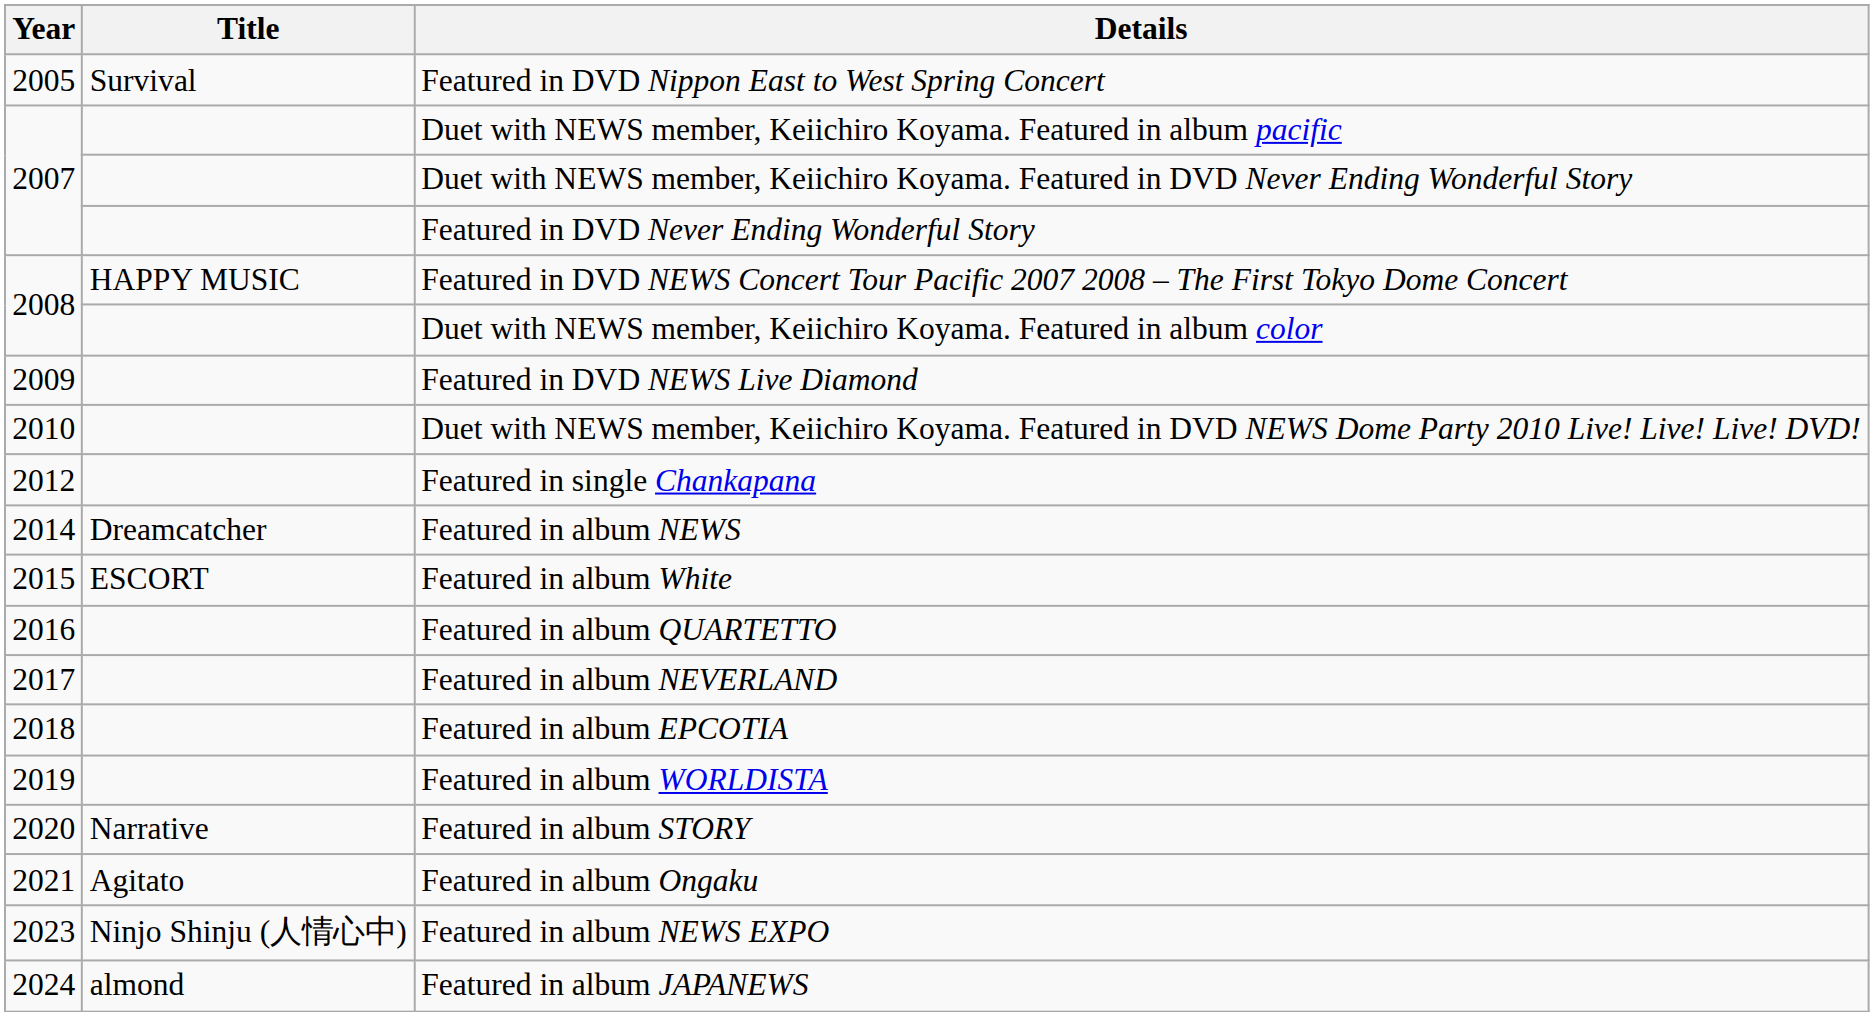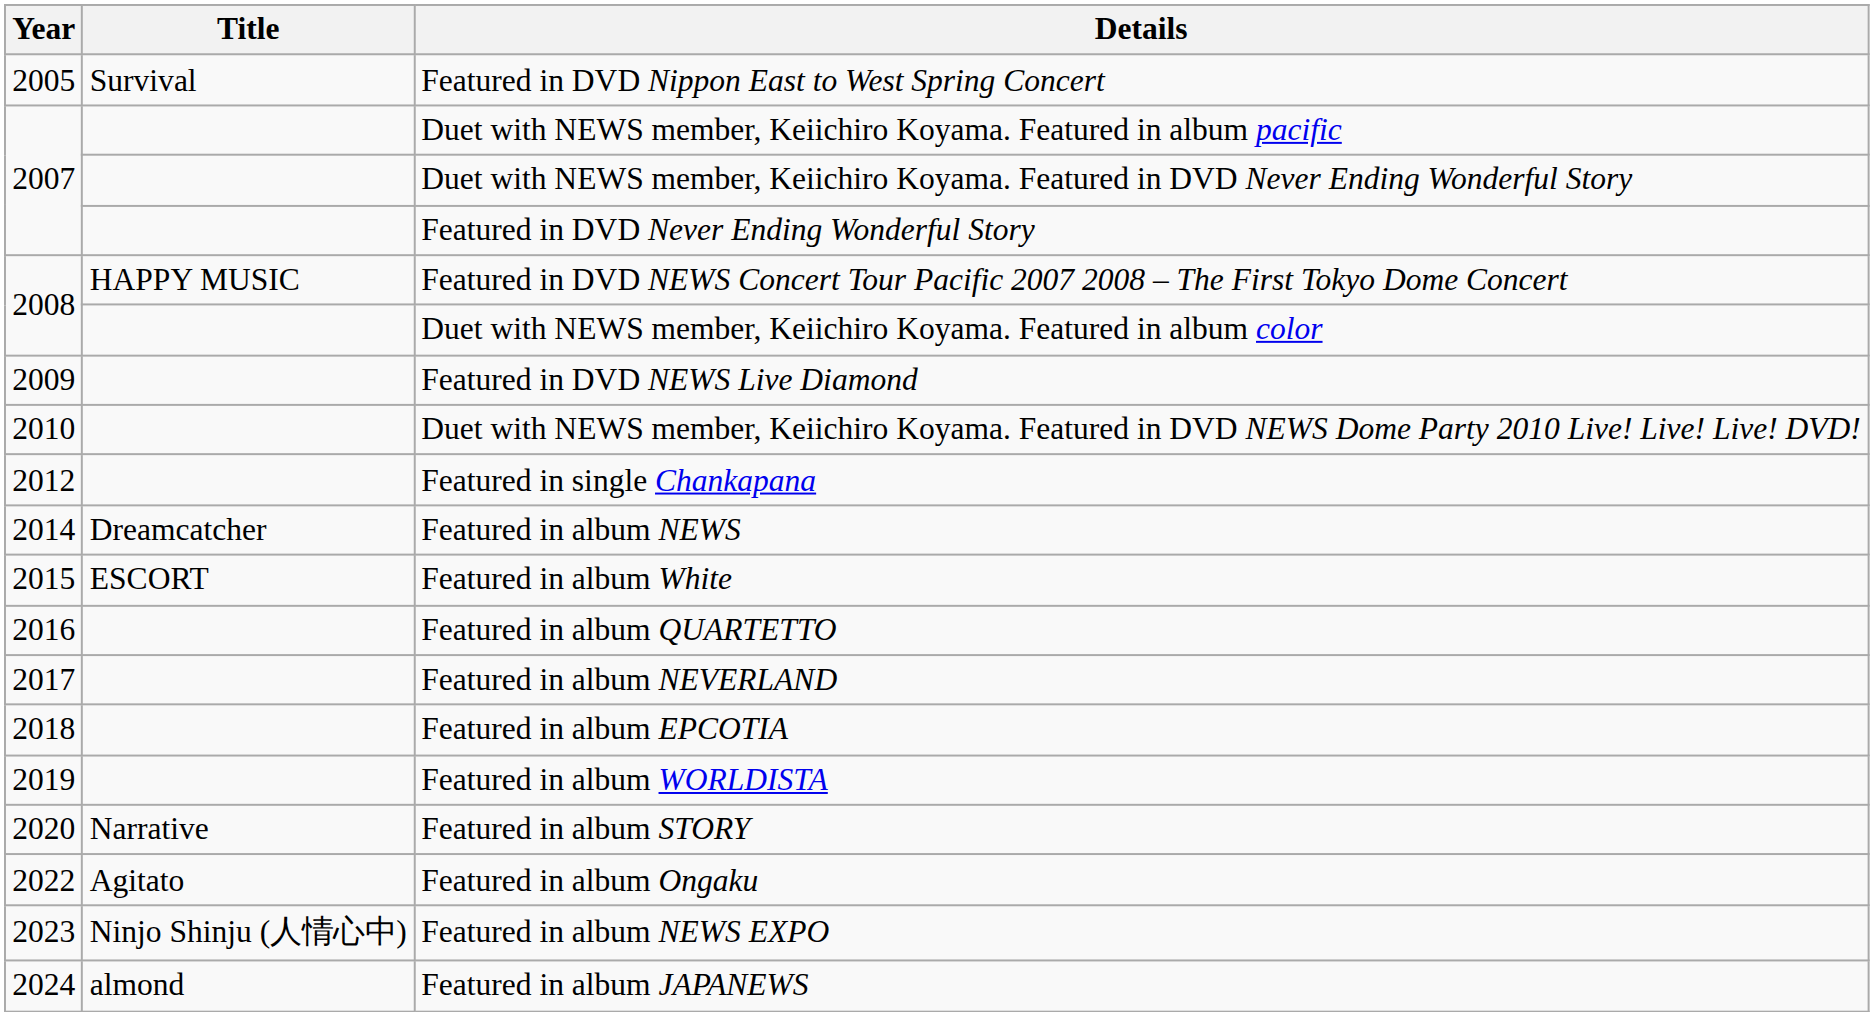(44, 879) 2021 -> (44, 879) 2022
